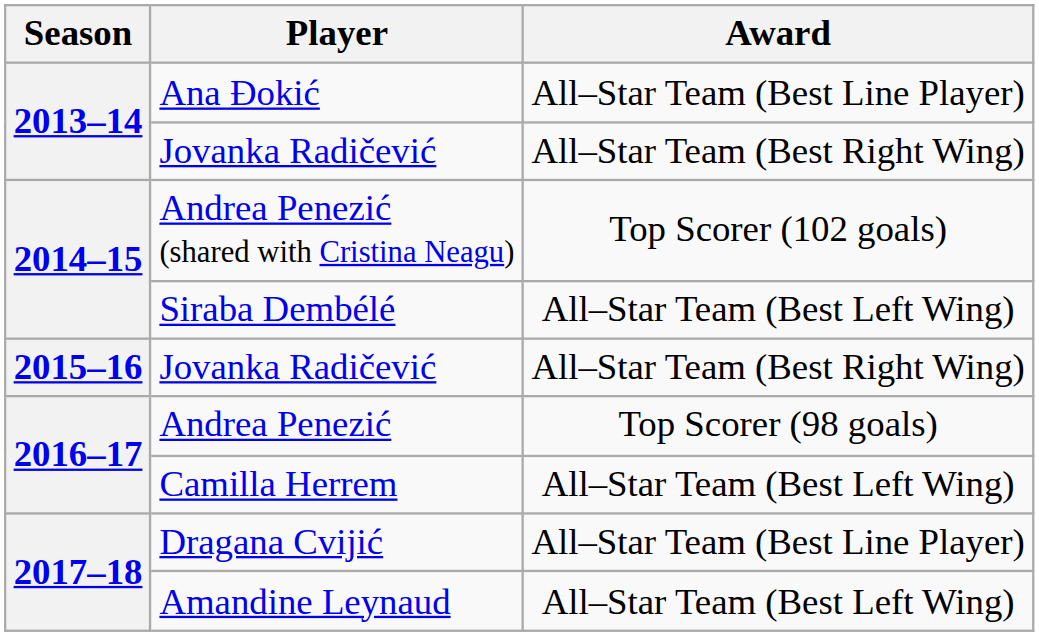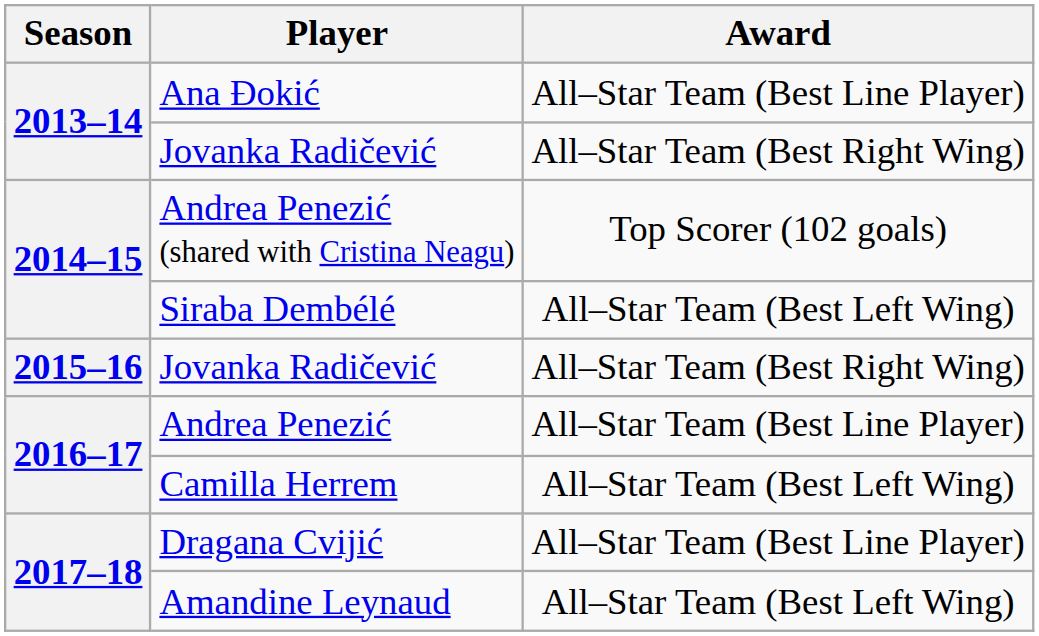(778, 425) Top Scorer (98 goals) -> (778, 425) All–Star Team (Best Line Player)
